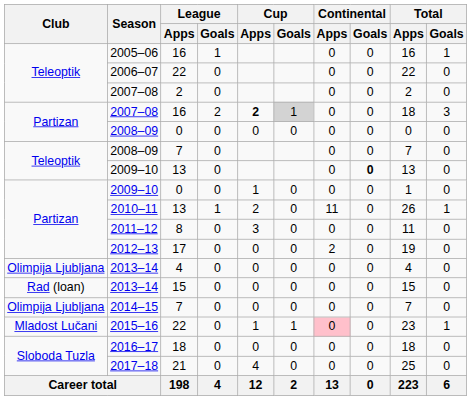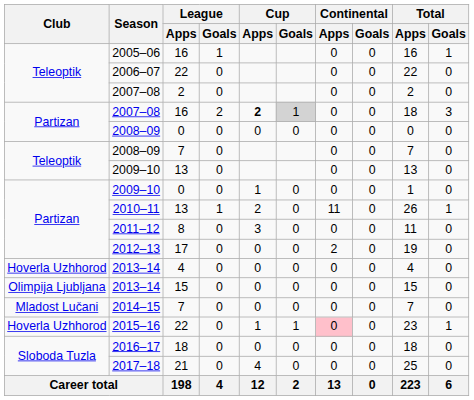(370, 170) bold -> (372, 170) normal
(56, 268) Olimpija Ljubljana -> (57, 268) Hoverla Uzhhorod
(56, 287) Rad (loan) -> (57, 287) Olimpija Ljubljana
(56, 307) Olimpija Ljubljana -> (57, 307) Mladost Lučani
(56, 326) Mladost Lučani -> (57, 326) Hoverla Uzhhorod
